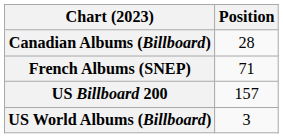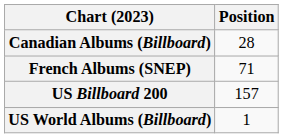(247, 119) 3 -> (247, 119) 1
